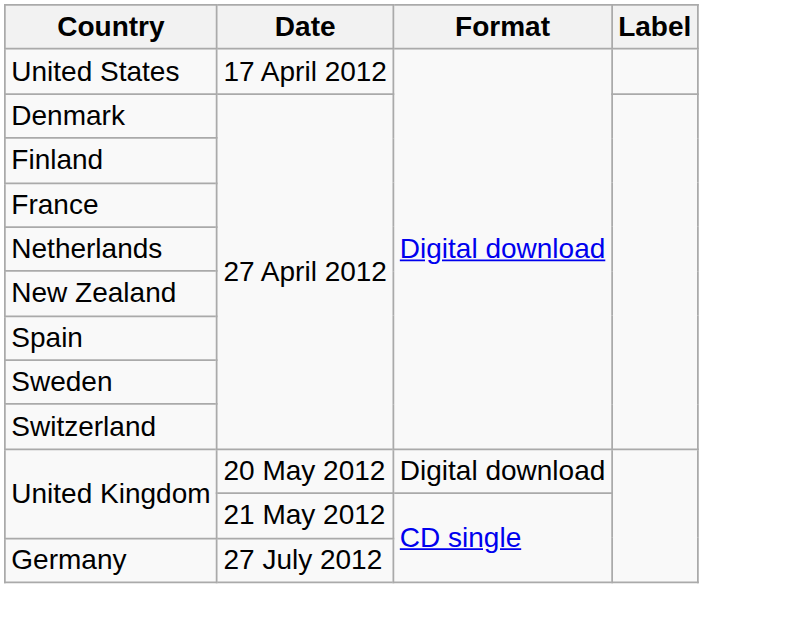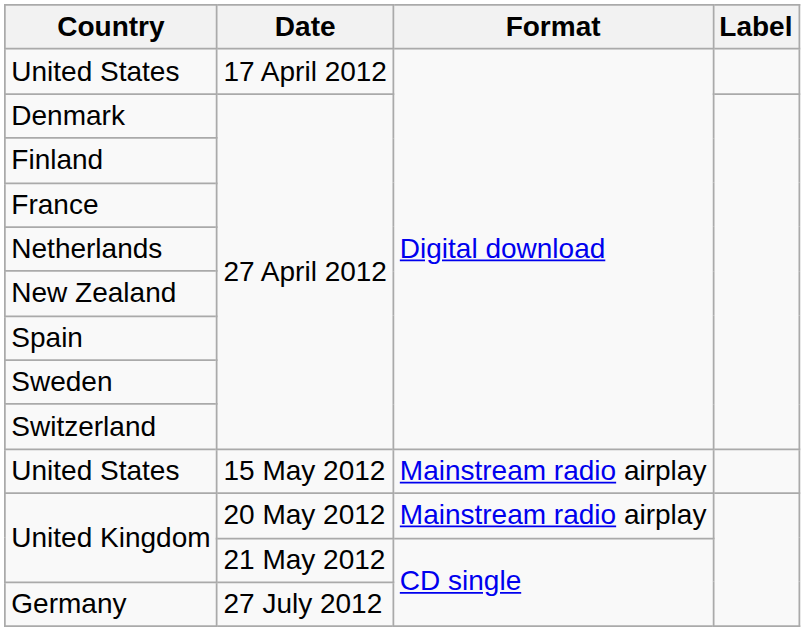+ row: (95, 470)
(503, 470) Digital download -> (553, 515) Mainstream radio airplay
